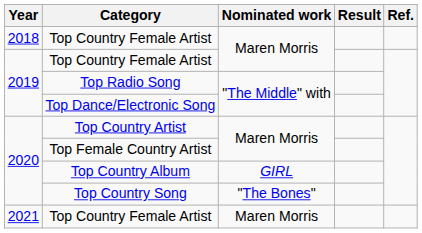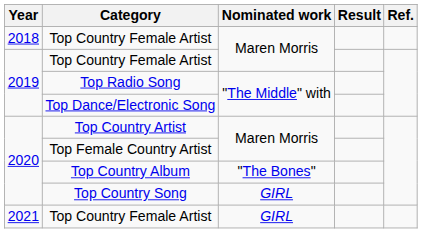(277, 171) GIRL -> (277, 171) "The Bones"
(277, 194) "The Bones" -> (277, 194) GIRL
(277, 216) Maren Morris -> (277, 216) GIRL
